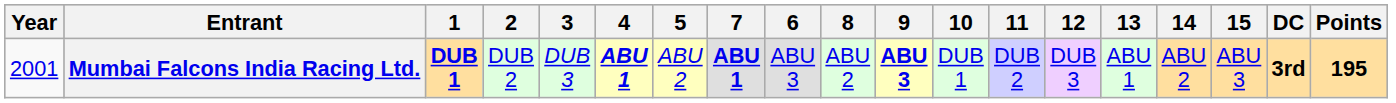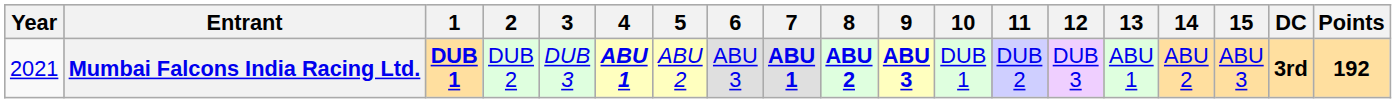columns swapped: (793, 22) <-> (736, 22)
(34, 68) 2001 -> (34, 68) 2021
(848, 68) normal -> (849, 68) bold
(1349, 68) 195 -> (1351, 68) 192
